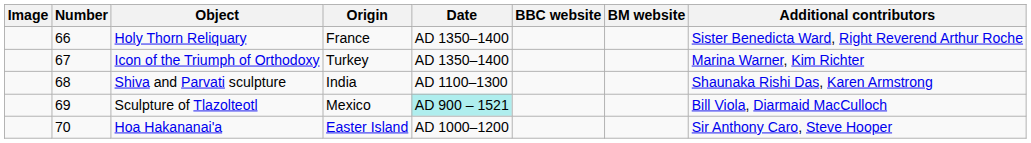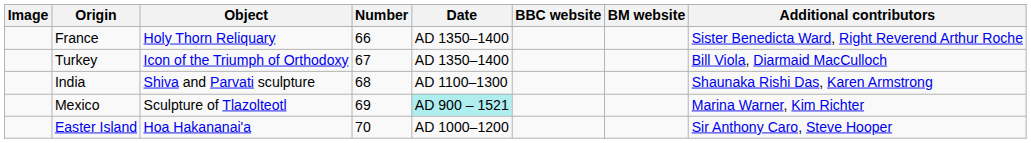columns swapped: (81, 15) <-> (367, 15)
(778, 60) Marina Warner, Kim Richter -> (789, 60) Bill Viola, Diarmaid MacCulloch
(789, 104) Bill Viola, Diarmaid MacCulloch -> (778, 104) Marina Warner, Kim Richter
